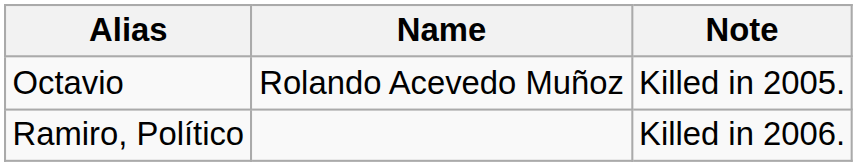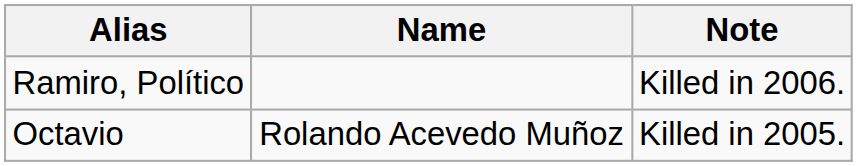rows swapped: (128, 134) <-> (68, 82)
